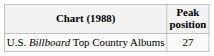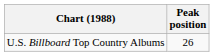(188, 42) 27 -> (188, 42) 26
